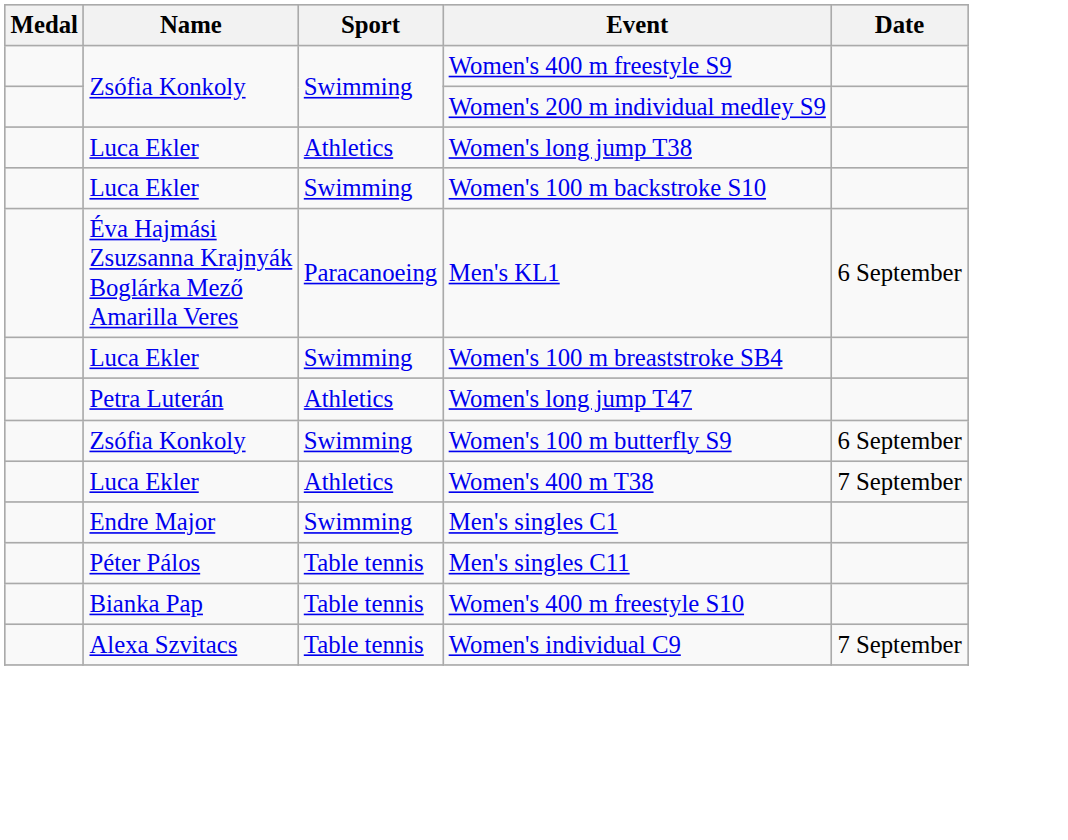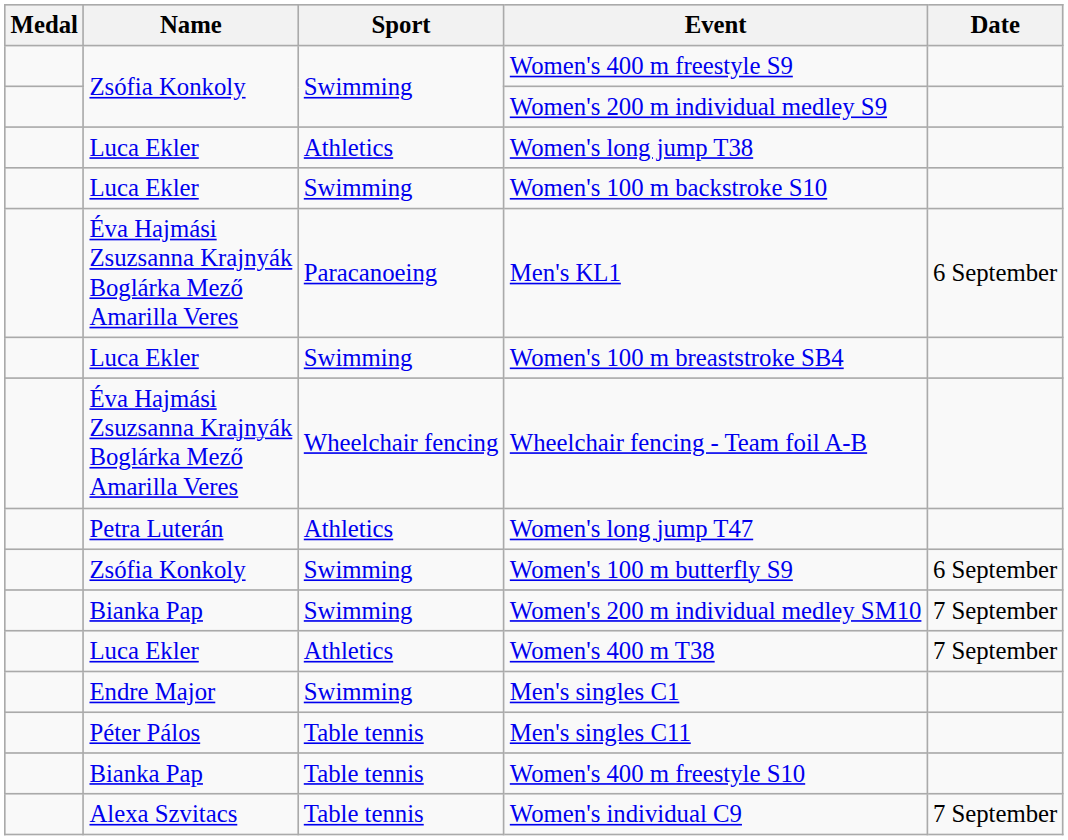+ row: (688, 443)
+ row: (716, 609)
